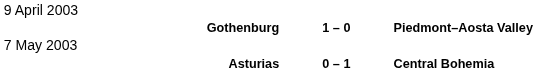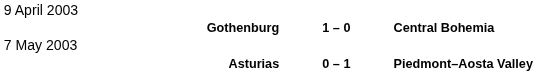(463, 28) Piedmont–Aosta Valley -> (444, 28) Central Bohemia
(444, 63) Central Bohemia -> (463, 63) Piedmont–Aosta Valley
